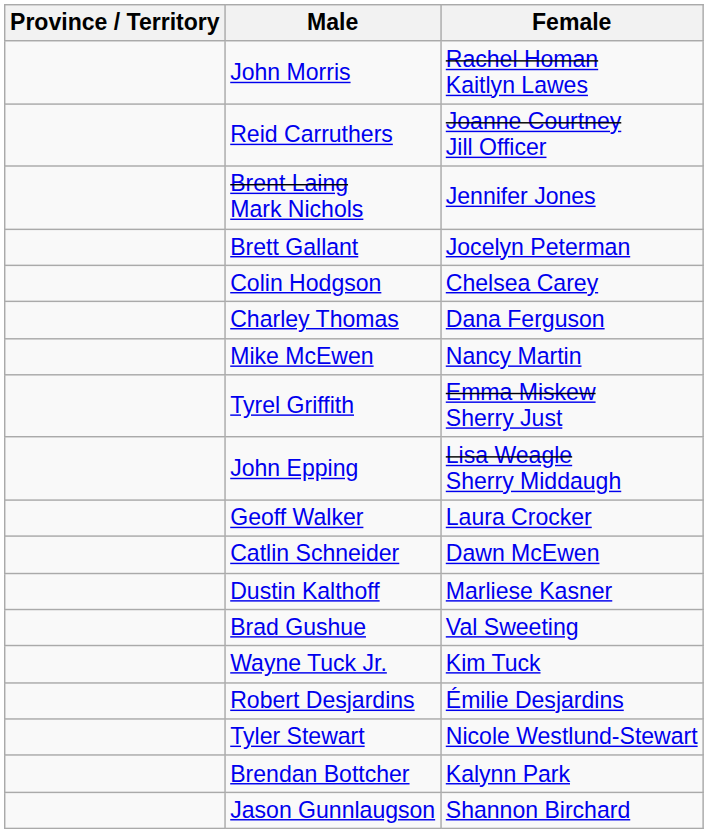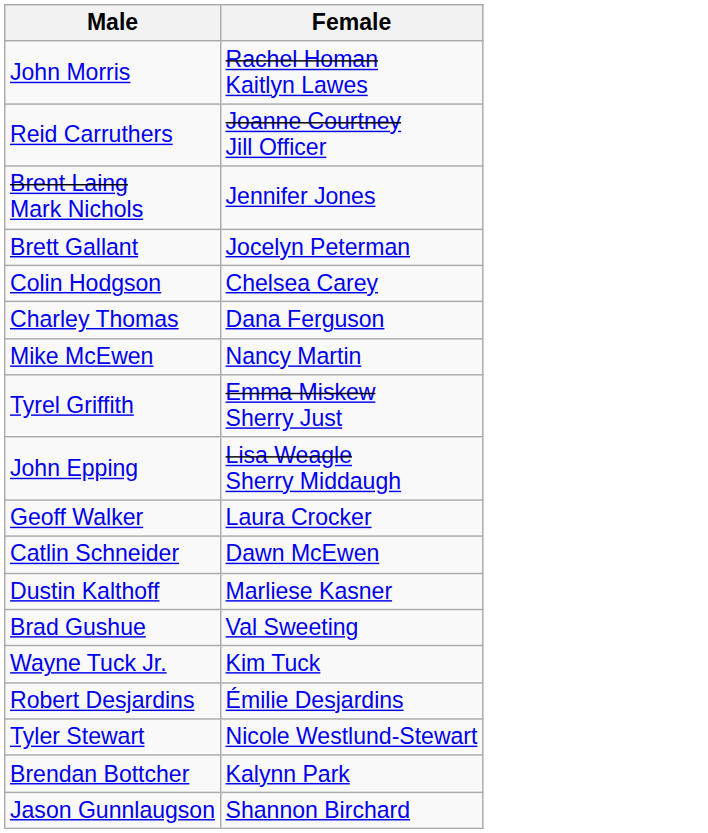- column: (115, 22)
